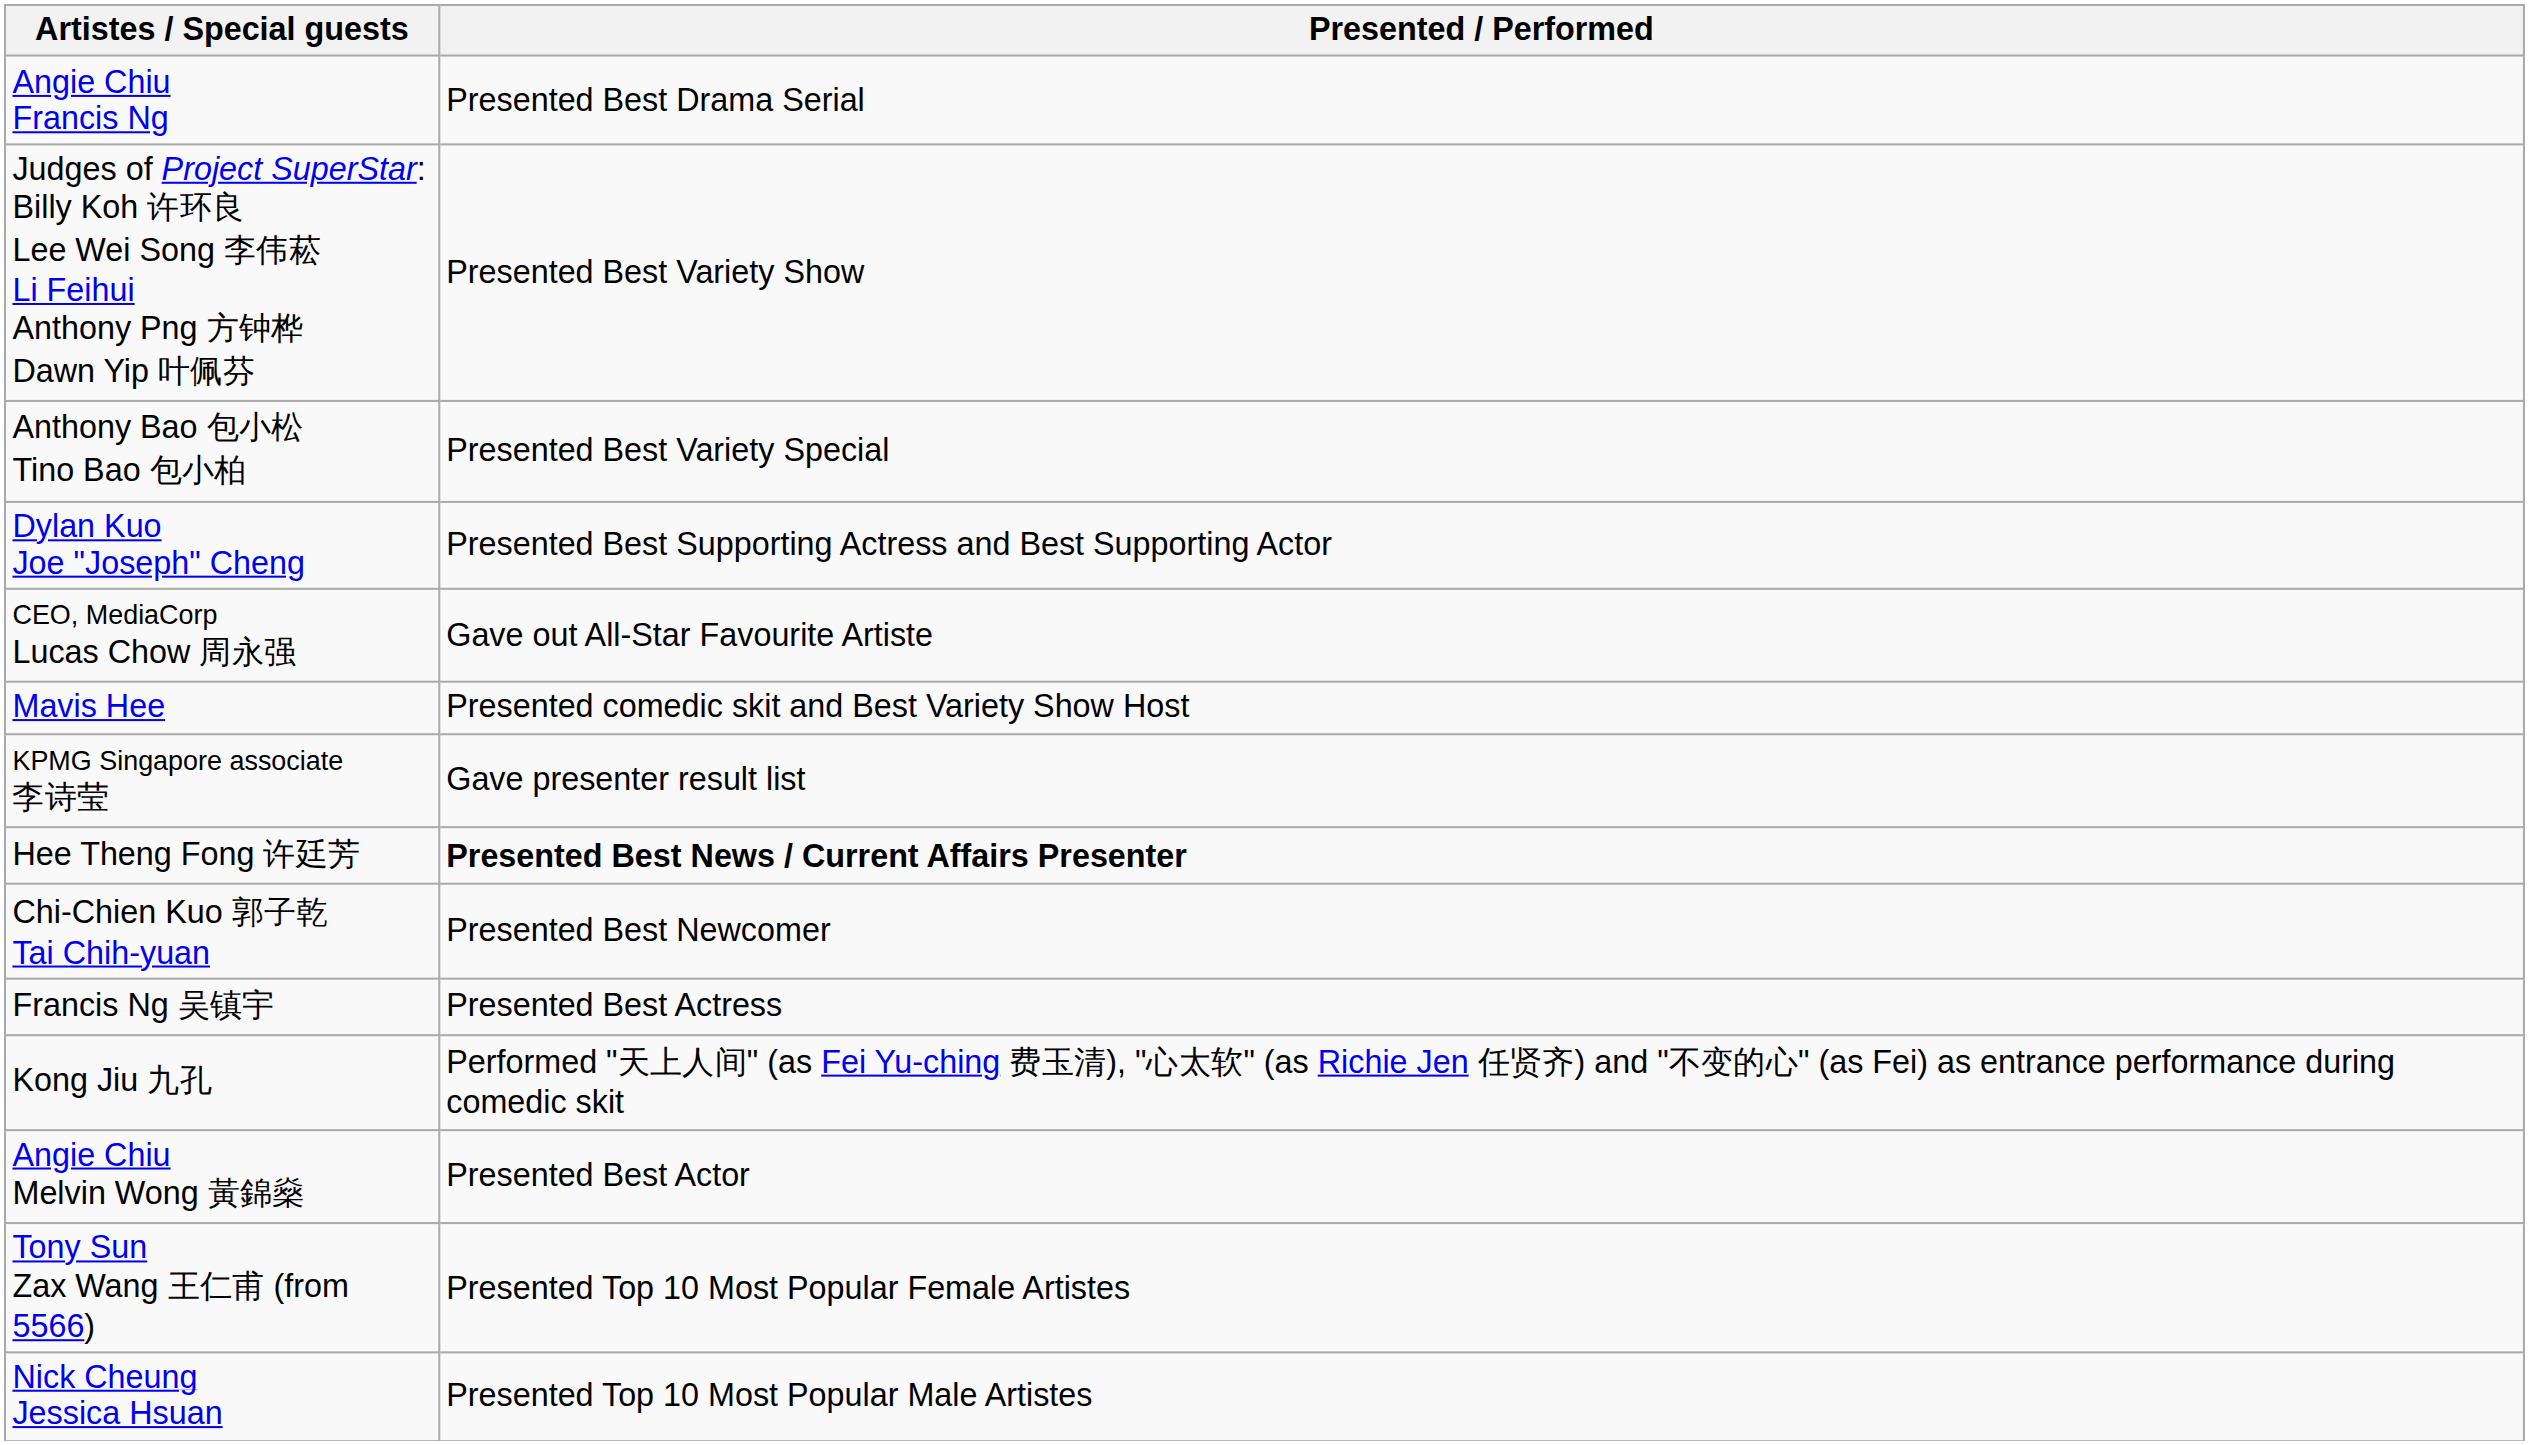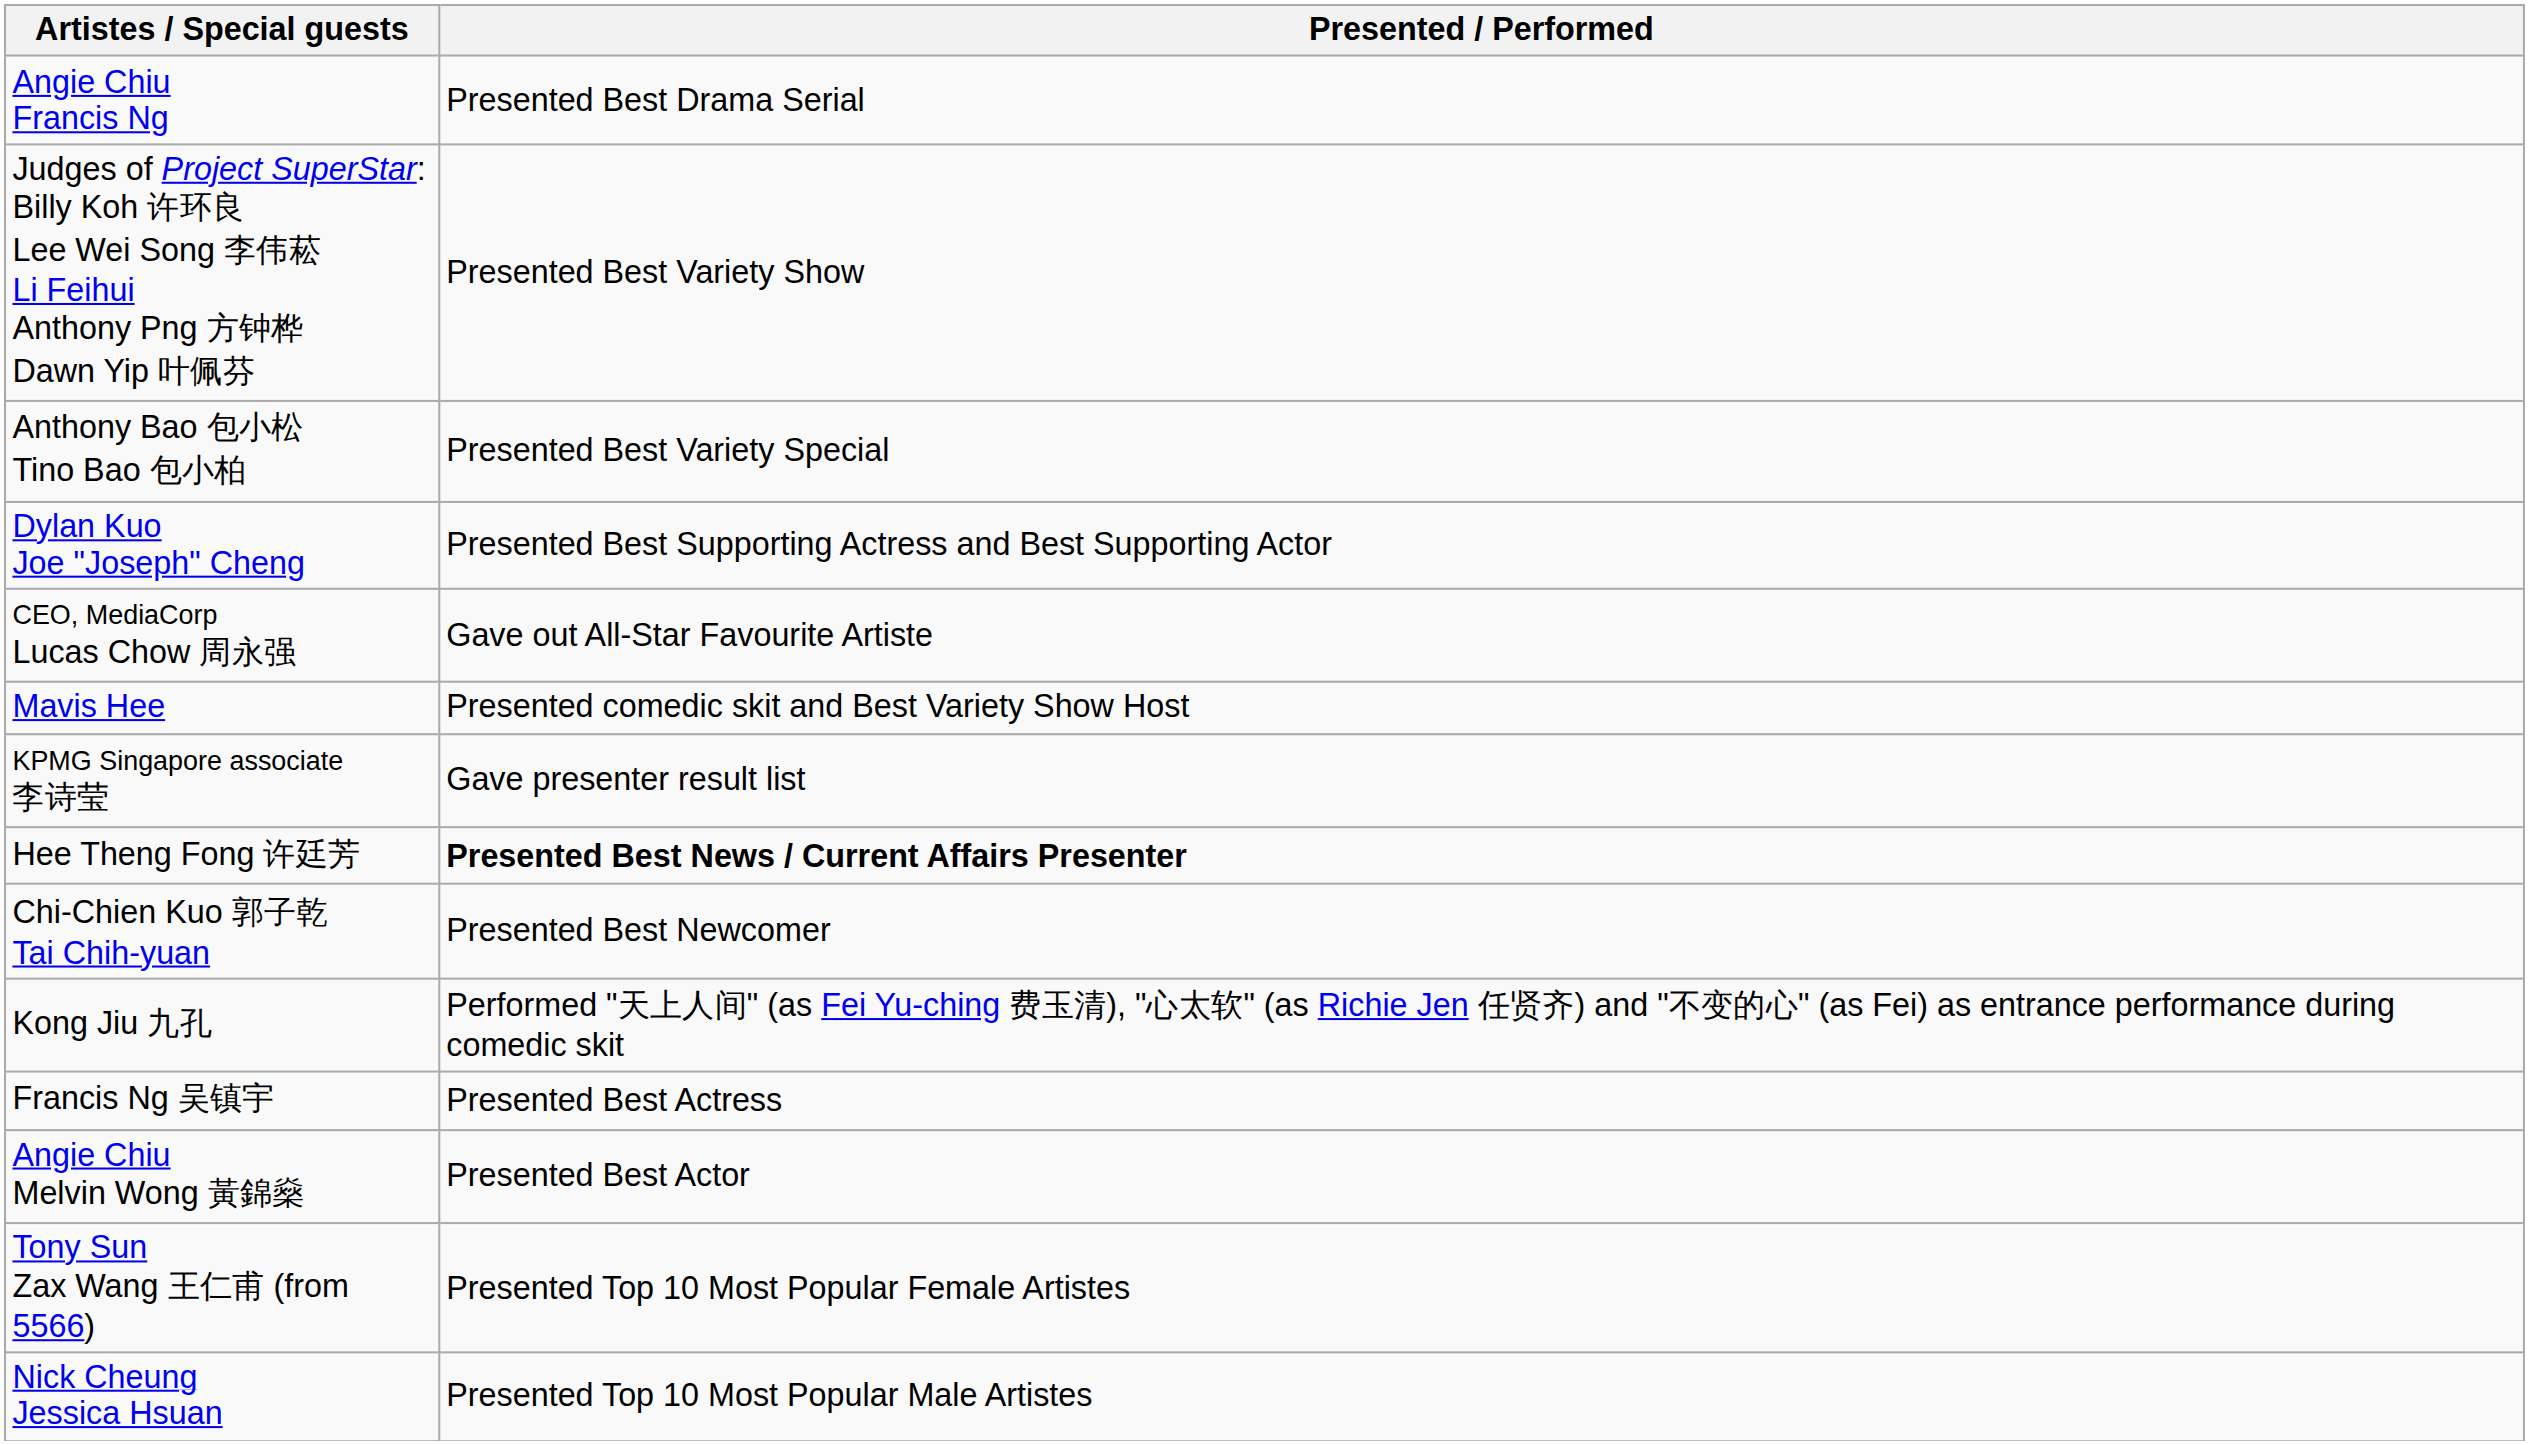rows swapped: (112, 1080) <-> (144, 1005)
